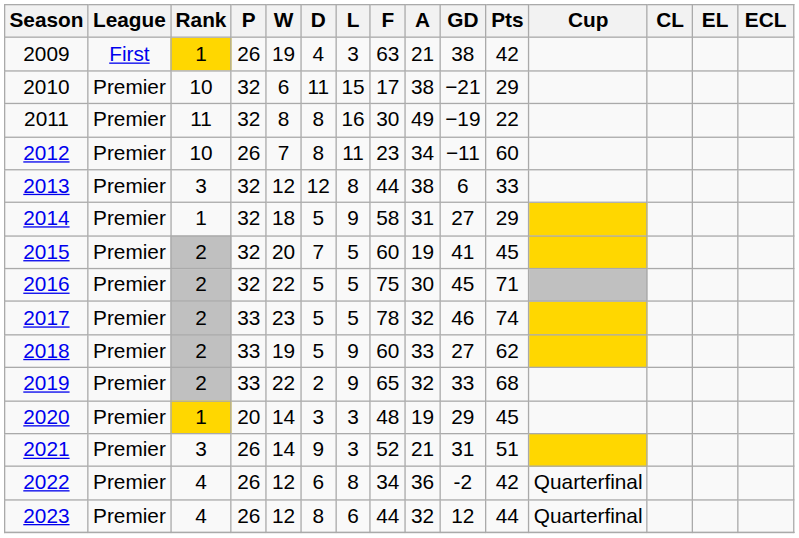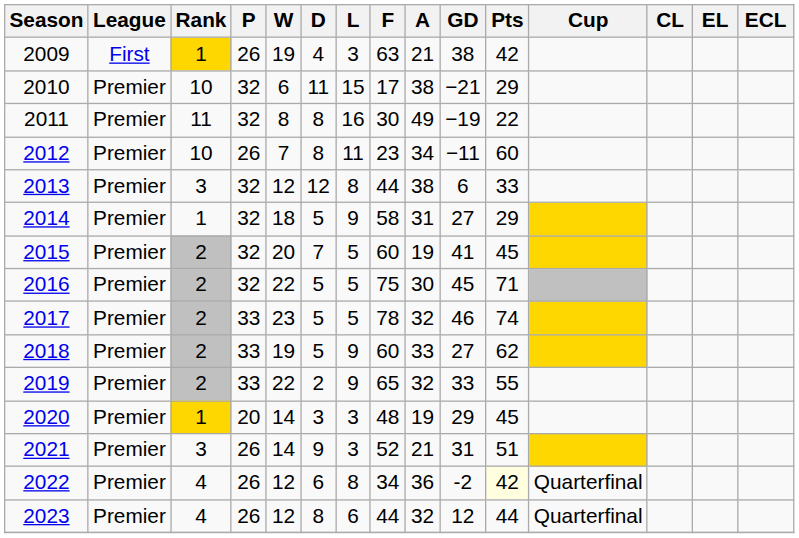(507, 383) 68 -> (507, 383) 55
(507, 482) no background -> (507, 482) lightyellow background
